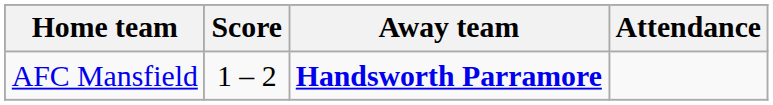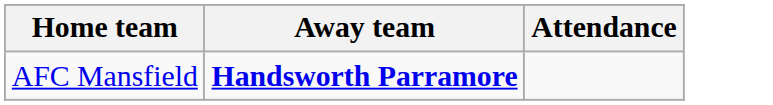- column: (247, 28)
